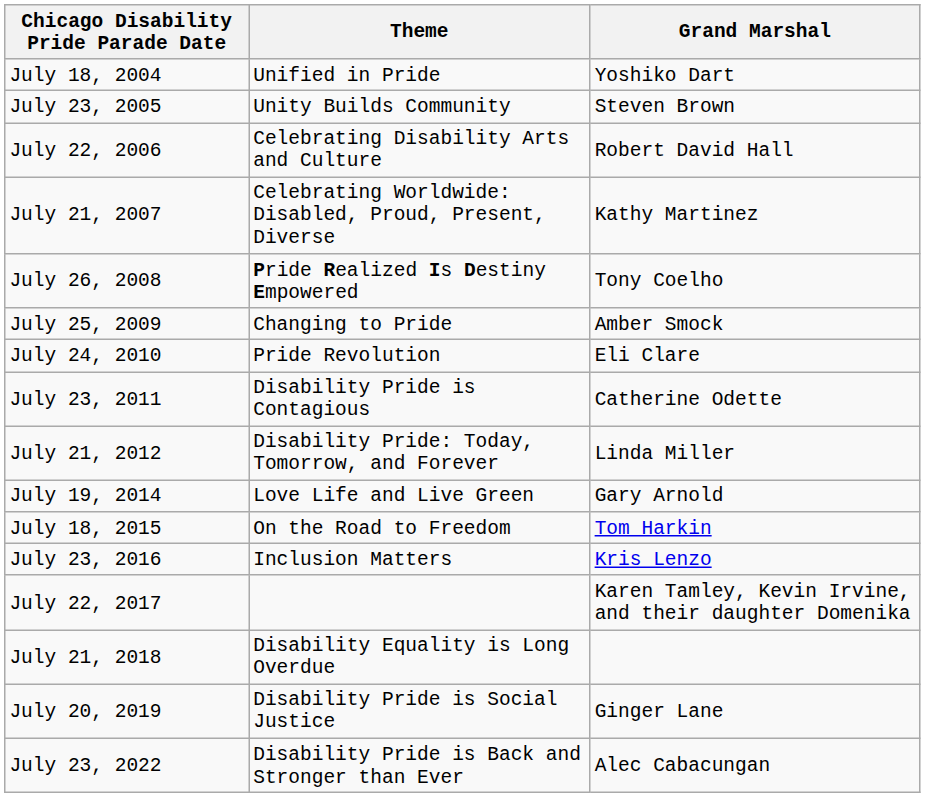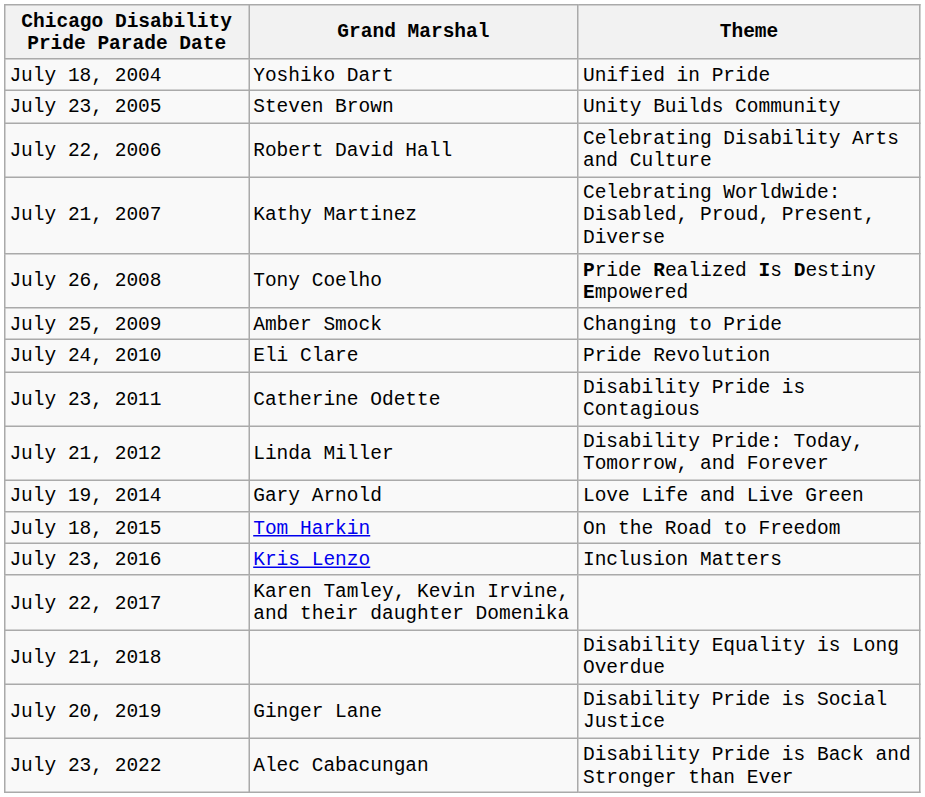columns swapped: (419, 32) <-> (755, 32)
